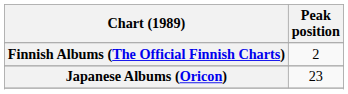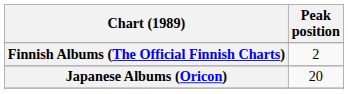(316, 76) 23 -> (316, 76) 20
